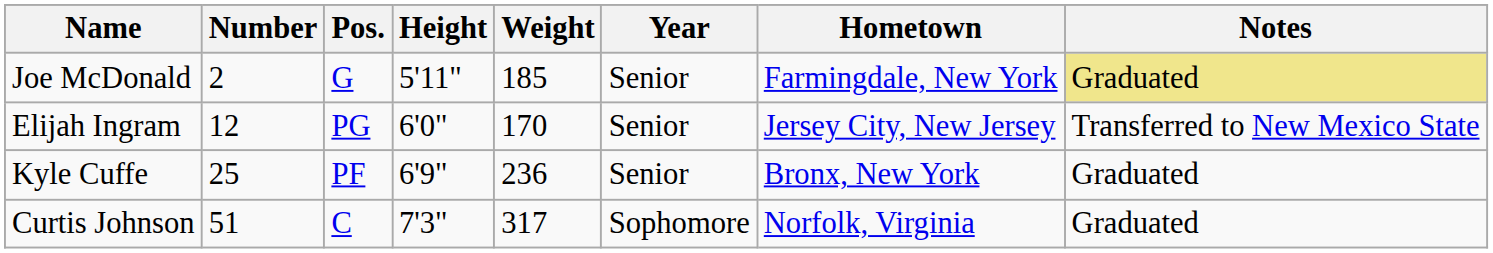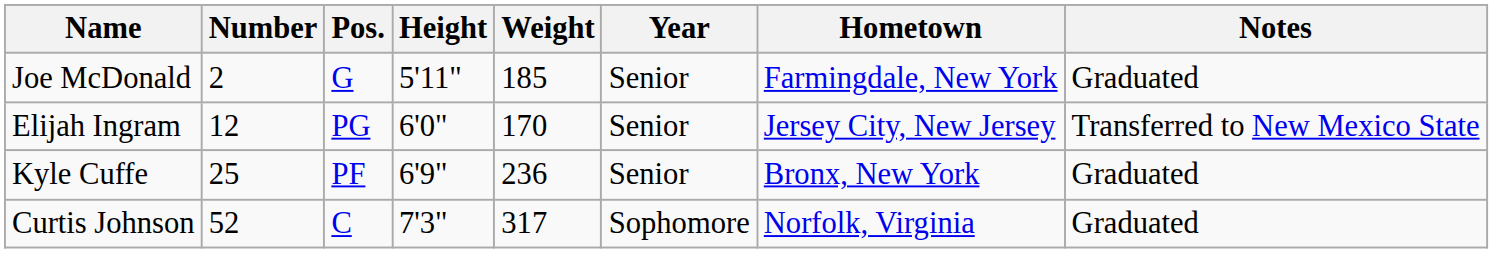(1135, 77) khaki background -> (1135, 77) no background
(224, 222) 51 -> (224, 222) 52
